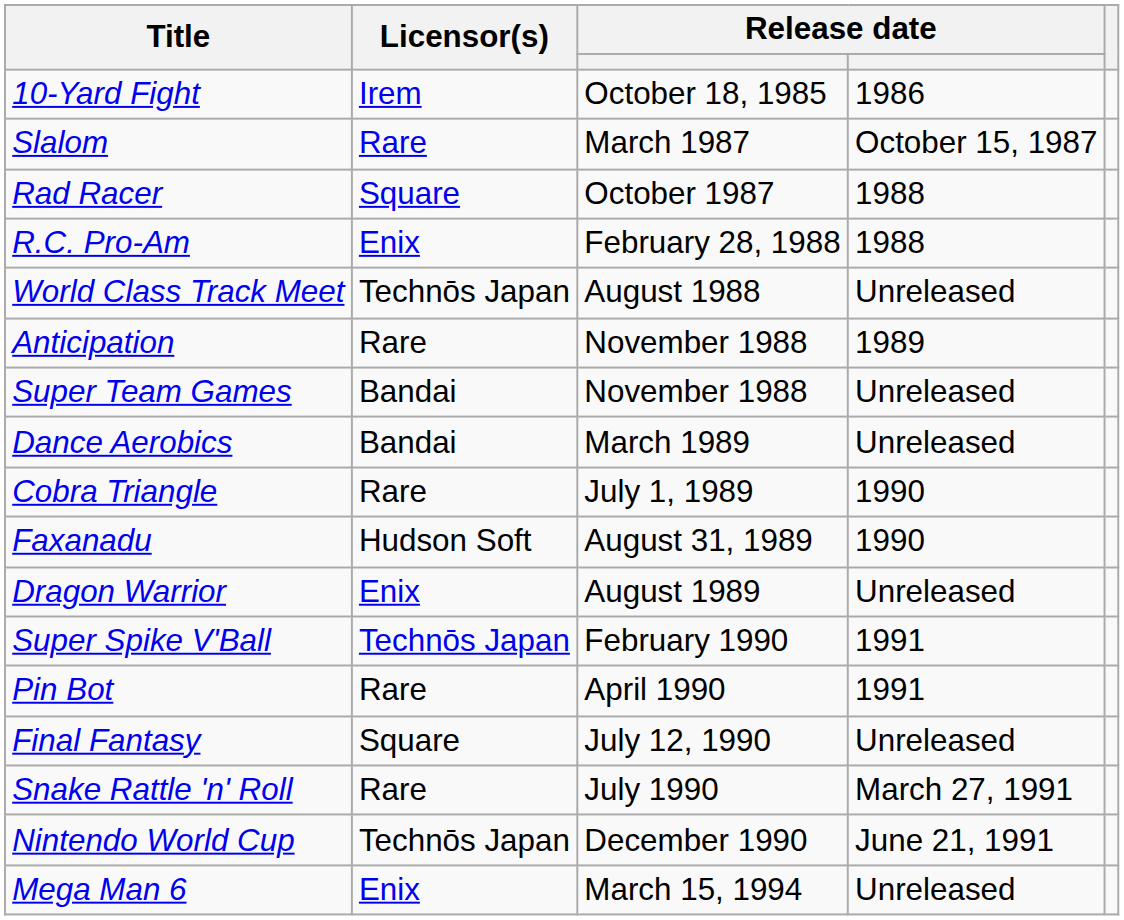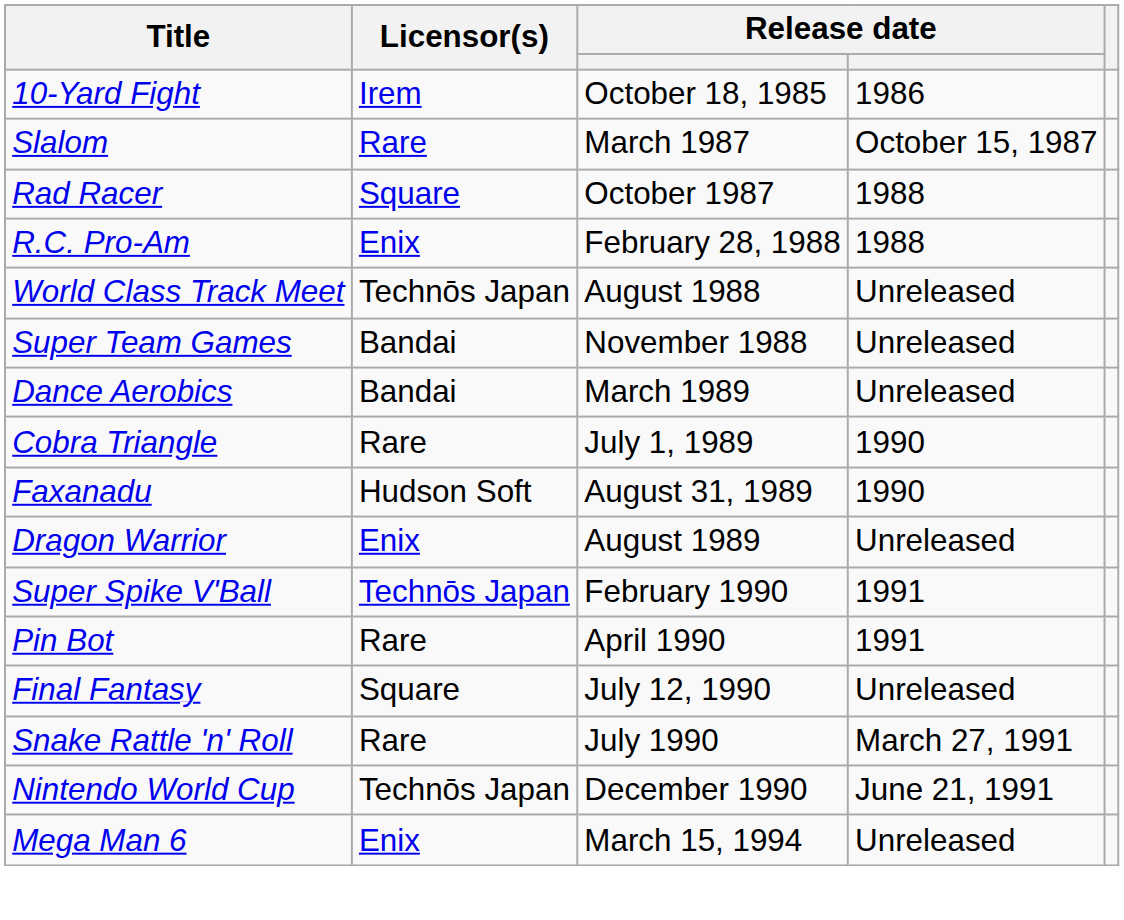- row: (93, 342)
